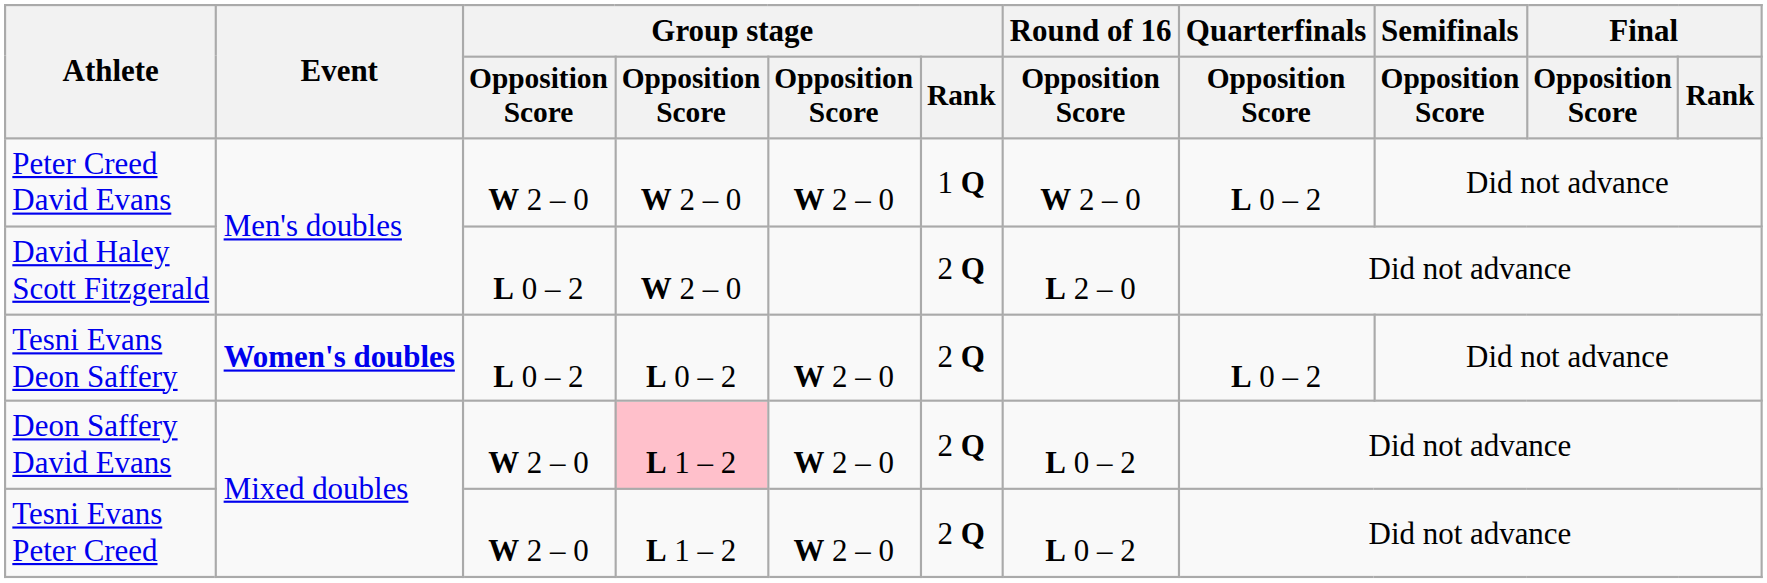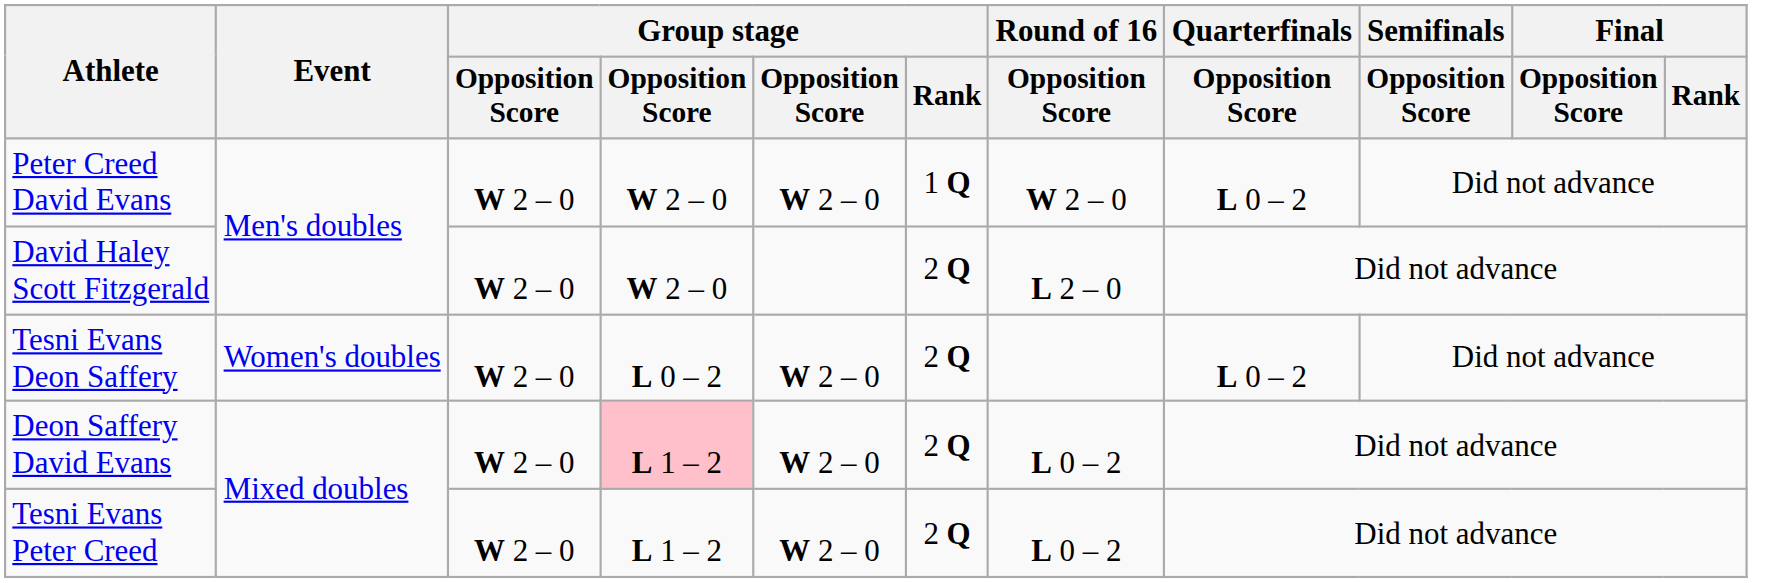(538, 288) L 0 – 2 -> (524, 288) W 2 – 0
(339, 357) bold -> (332, 357) normal
(538, 375) L 0 – 2 -> (524, 375) W 2 – 0
